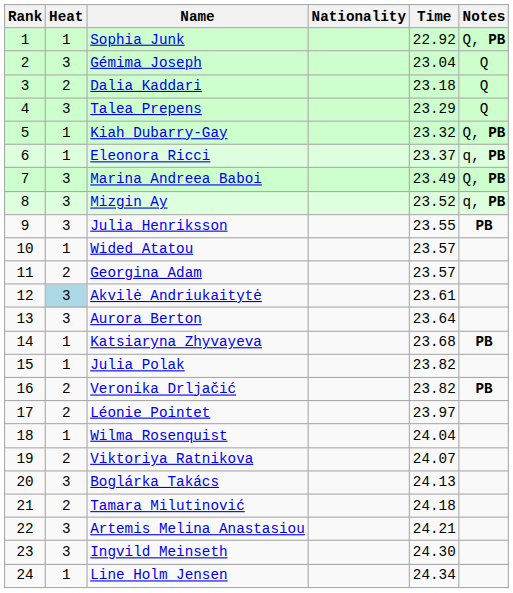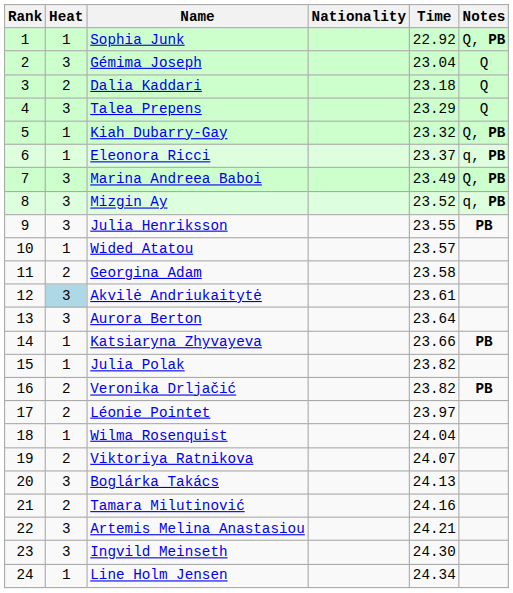(434, 273) 23.57 -> (434, 273) 23.58
(434, 342) 23.68 -> (434, 342) 23.66
(434, 506) 24.18 -> (434, 506) 24.16
